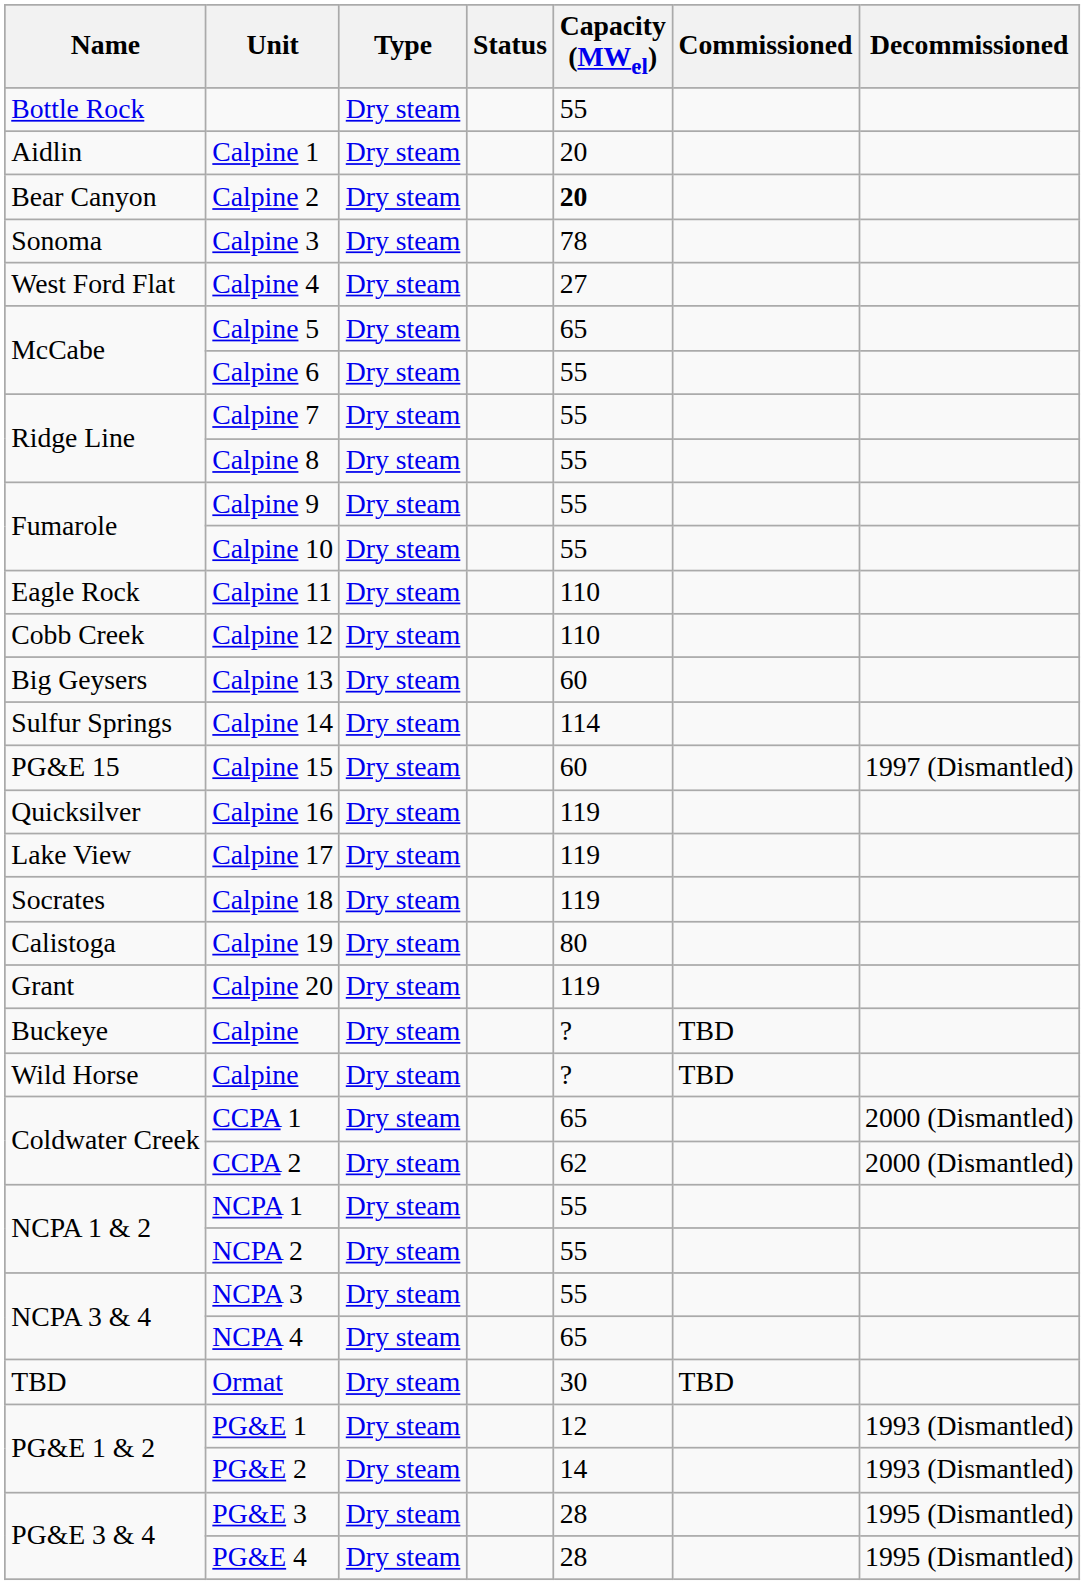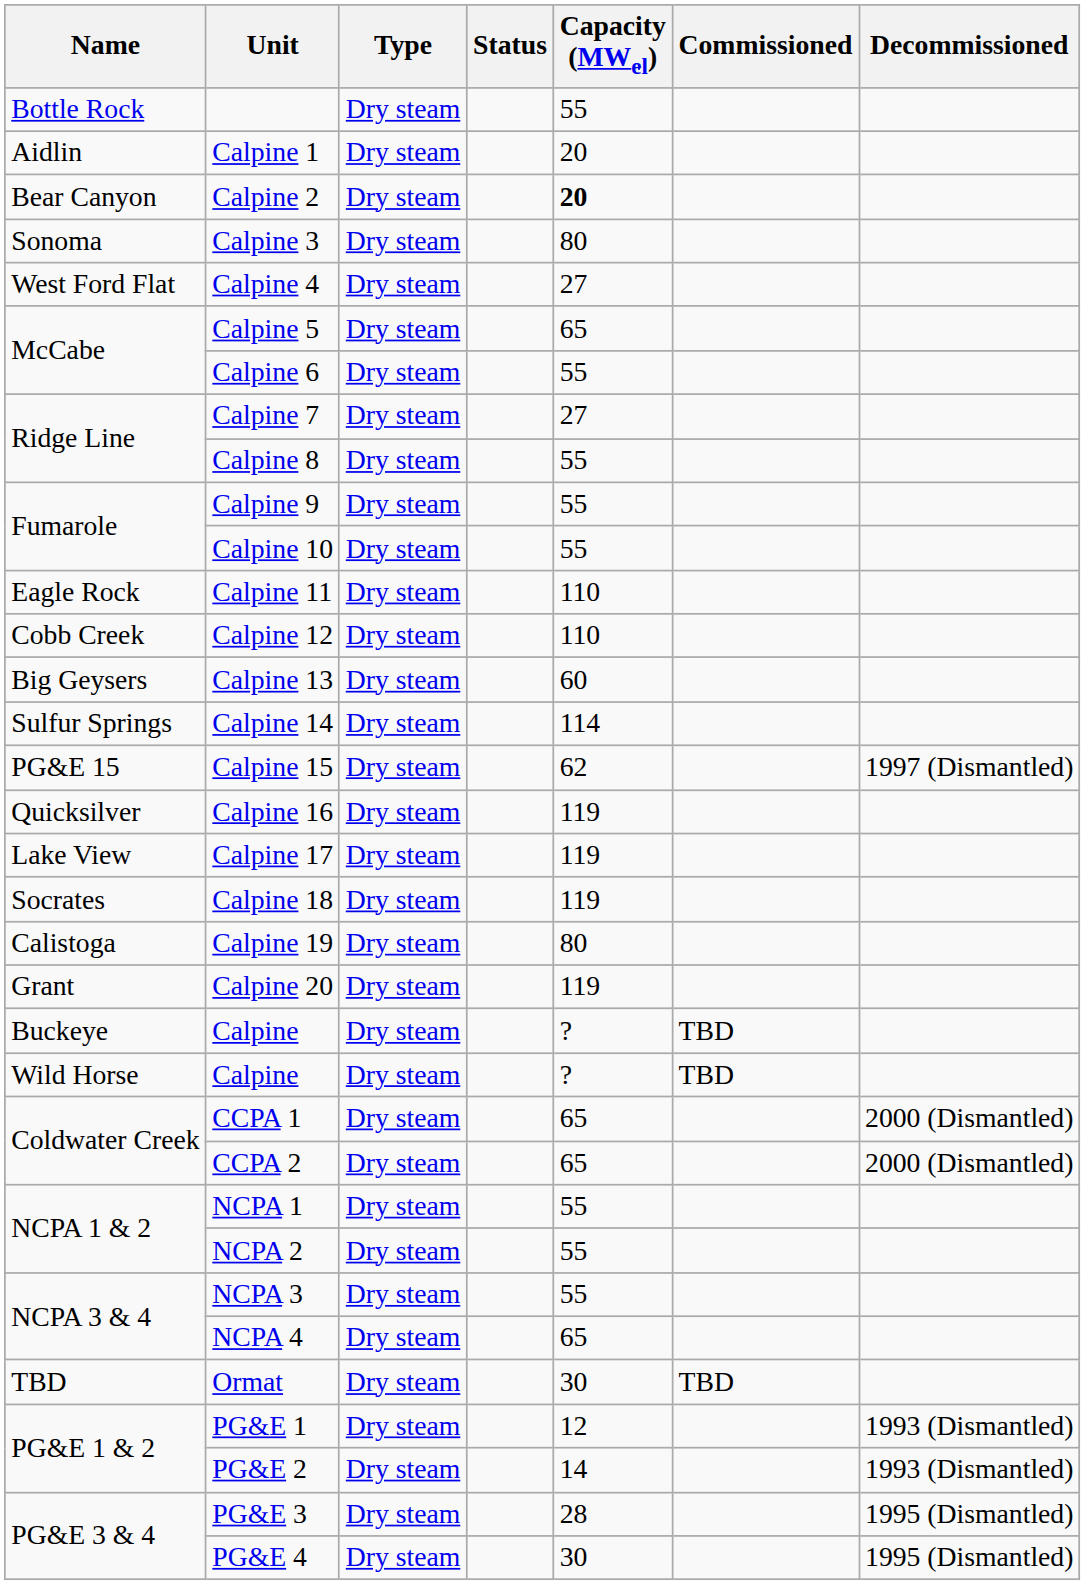(574, 240) 78 -> (574, 240) 80
(574, 416) 55 -> (574, 416) 27
(574, 767) 60 -> (574, 767) 62
(574, 1162) 62 -> (574, 1162) 65
(574, 1557) 28 -> (574, 1557) 30
